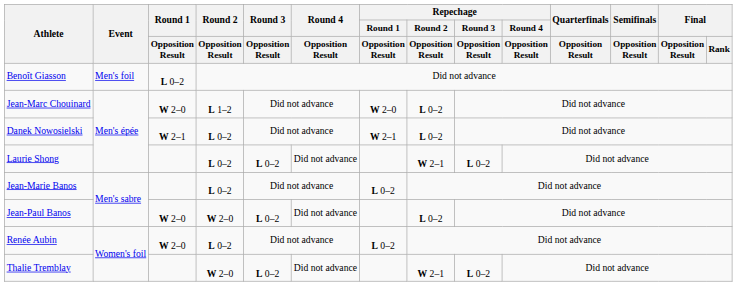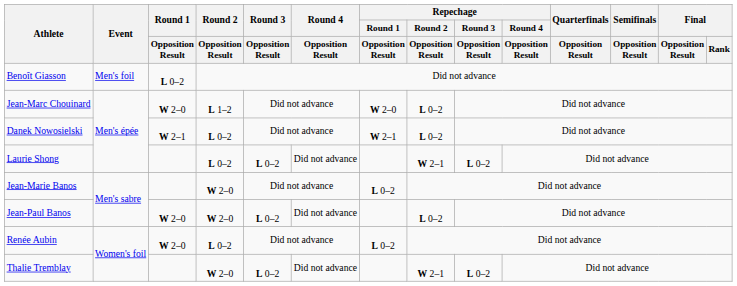(220, 191) L 0–2 -> (220, 191) W 2–0
